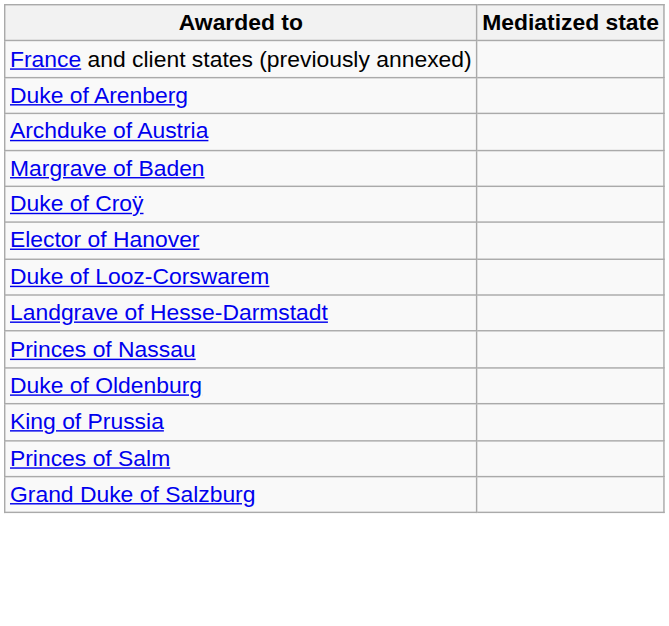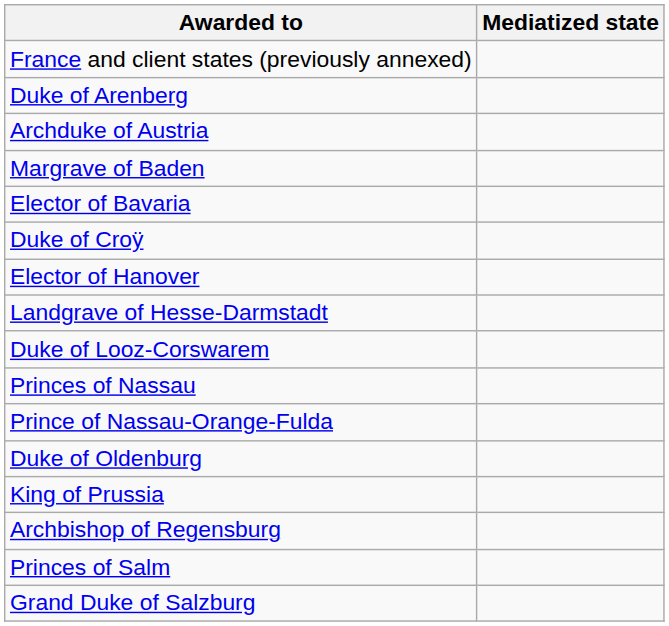+ row: (100, 204)
rows swapped: (169, 312) <-> (140, 276)
+ row: (171, 421)
+ row: (145, 530)
